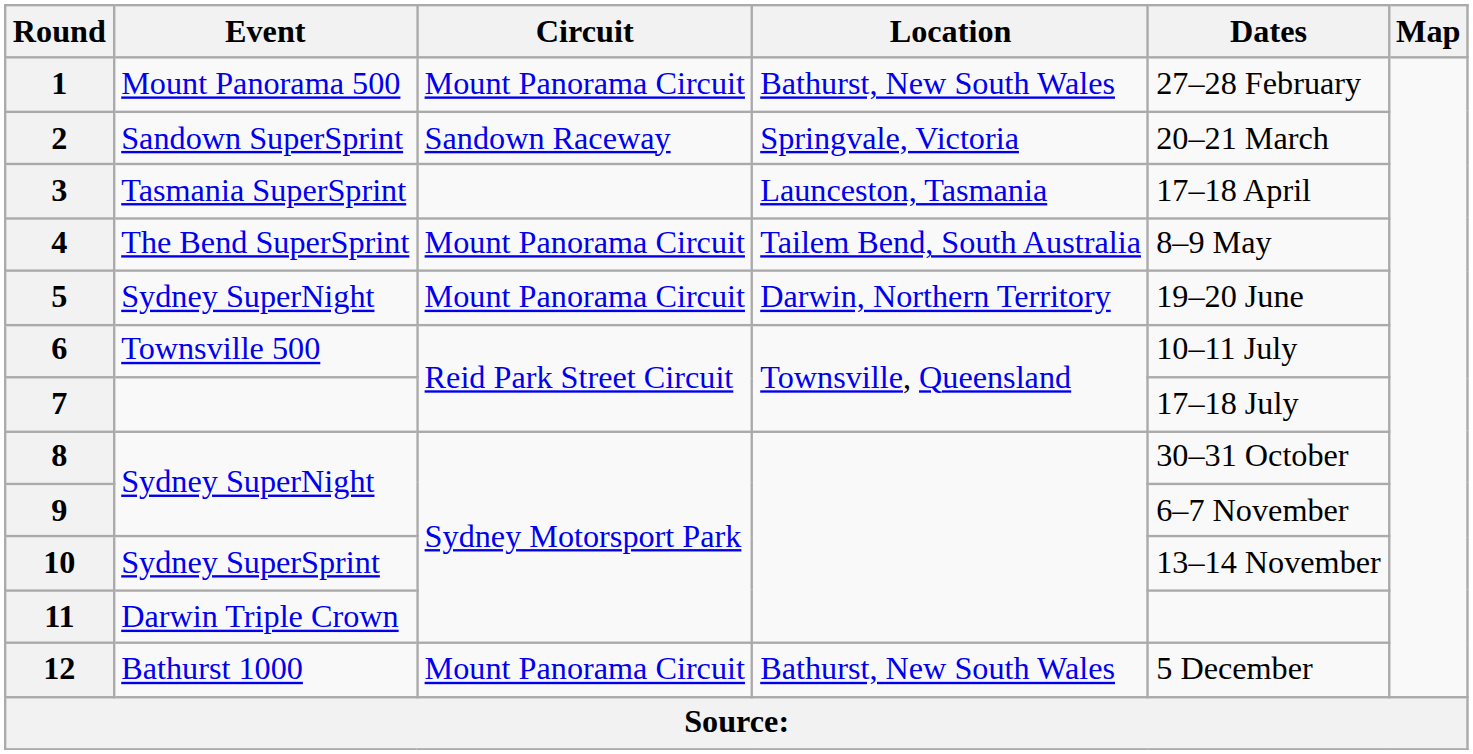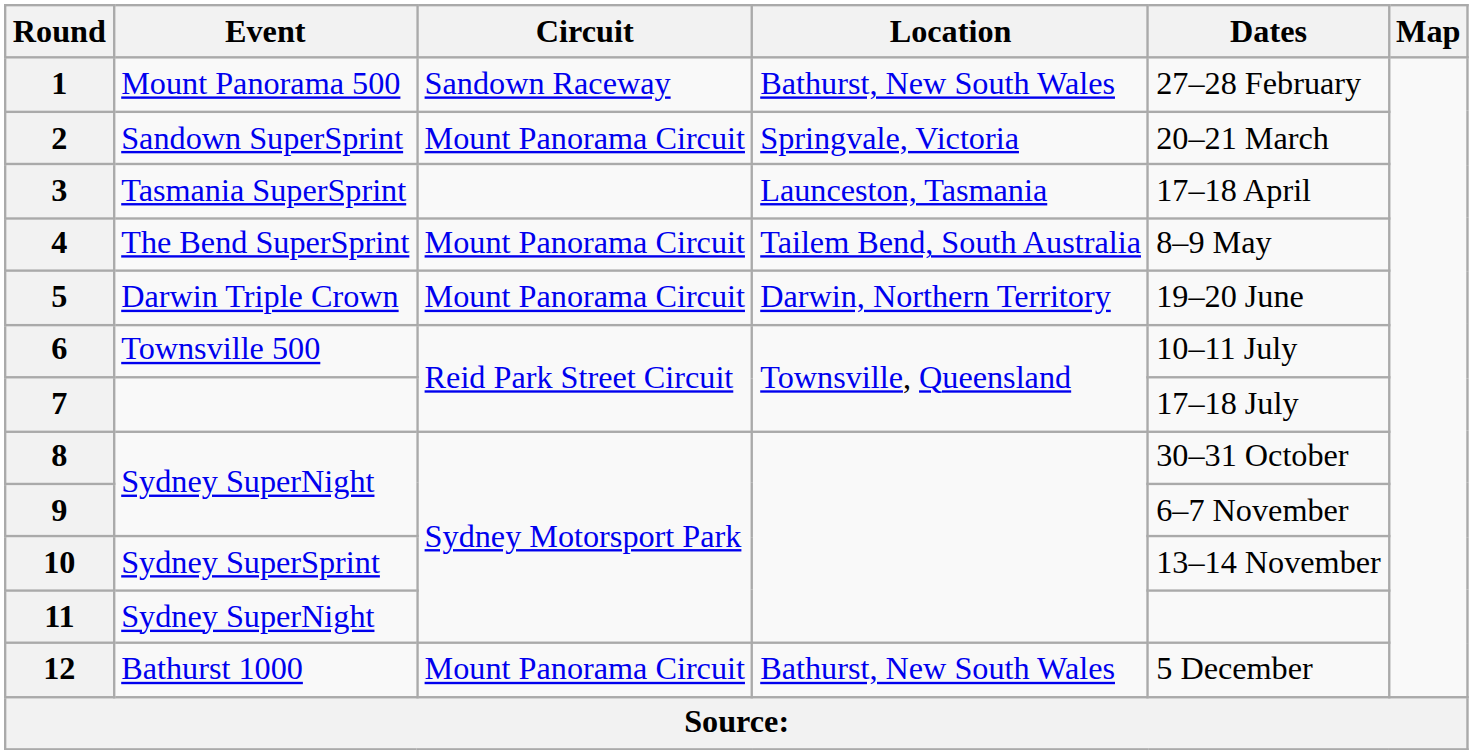(585, 83) Mount Panorama Circuit -> (548, 83) Sandown Raceway
(548, 137) Sandown Raceway -> (585, 137) Mount Panorama Circuit
(248, 296) Sydney SuperNight -> (260, 296) Darwin Triple Crown
(260, 615) Darwin Triple Crown -> (248, 615) Sydney SuperNight
